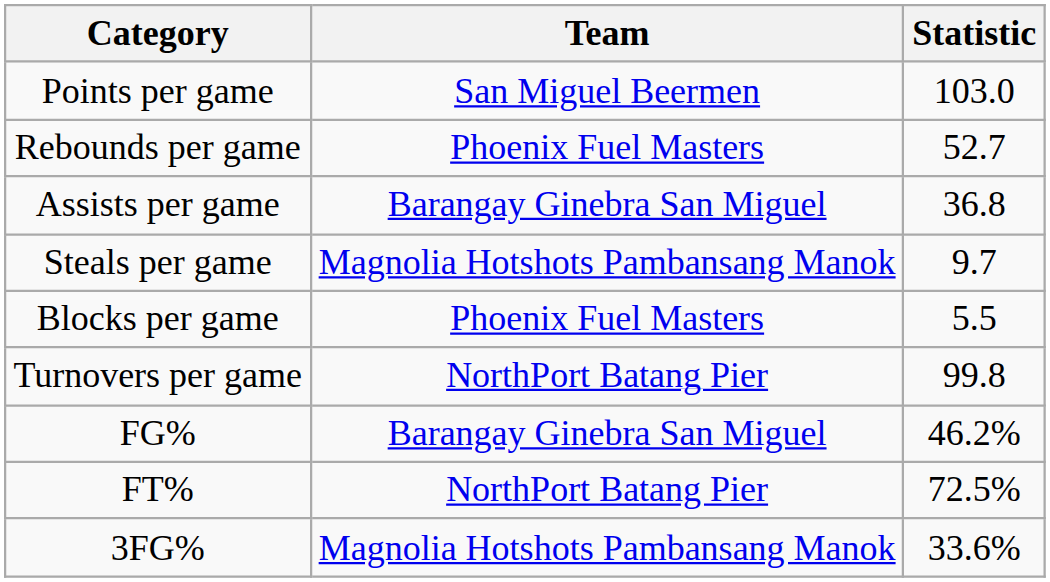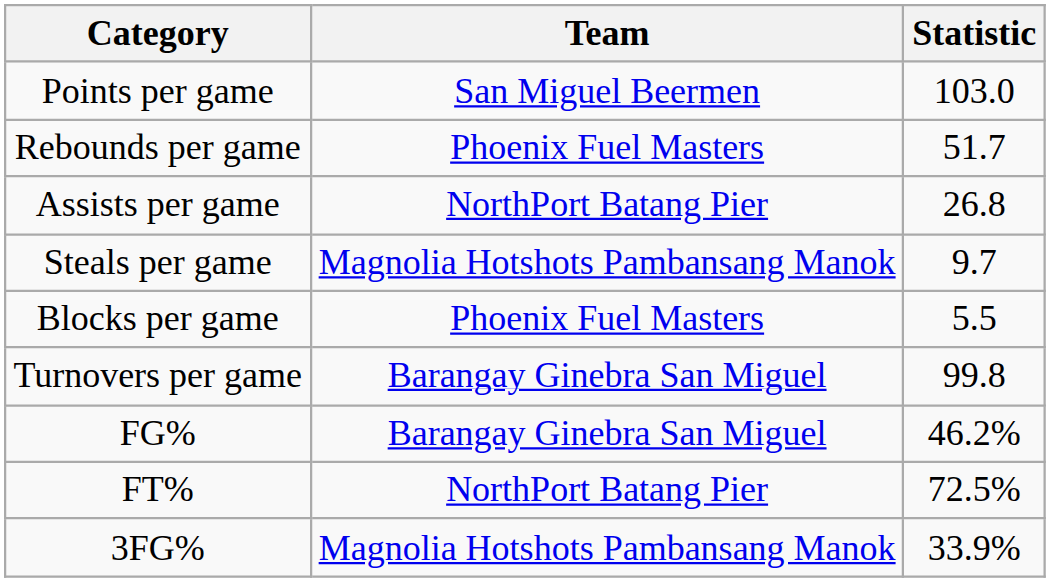(974, 147) 52.7 -> (974, 147) 51.7
(607, 204) Barangay Ginebra San Miguel -> (607, 204) NorthPort Batang Pier
(974, 204) 36.8 -> (974, 204) 26.8
(607, 375) NorthPort Batang Pier -> (607, 375) Barangay Ginebra San Miguel
(974, 546) 33.6% -> (974, 546) 33.9%
